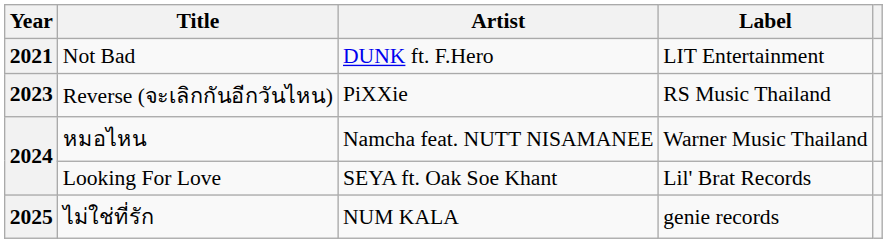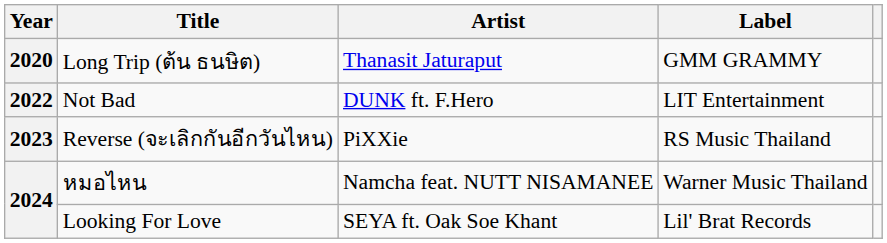+ row: (161, 61)
(31, 55) 2021 -> (31, 99) 2022
- row: (109, 217)
